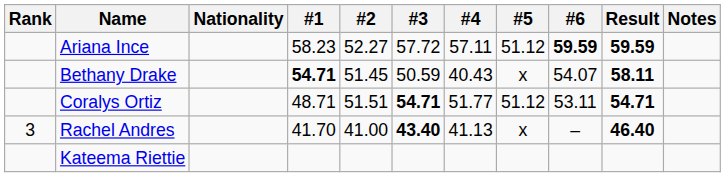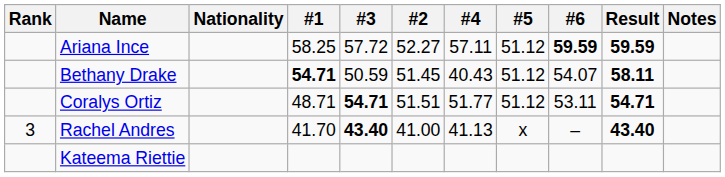columns swapped: (366, 19) <-> (418, 19)
(314, 47) 58.23 -> (314, 47) 58.25
(523, 75) x -> (523, 75) 51.12
(632, 130) 46.40 -> (632, 130) 43.40
